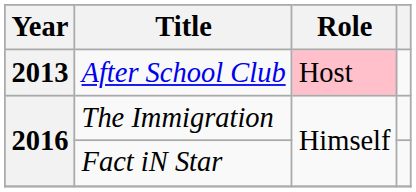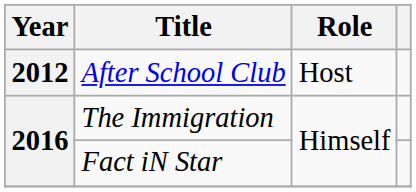(40, 72) 2013 -> (40, 72) 2012
(326, 72) pink background -> (326, 72) no background
